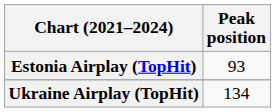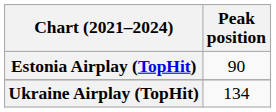(236, 65) 93 -> (236, 65) 90
